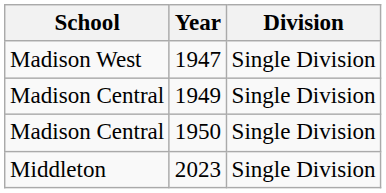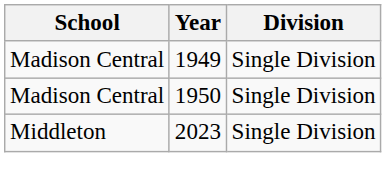- row: (198, 59)
